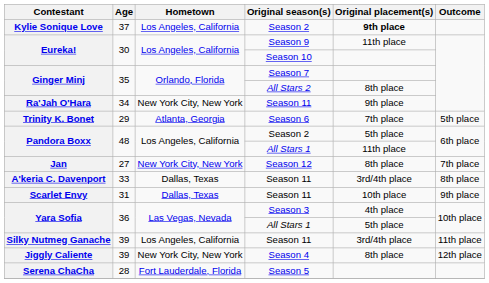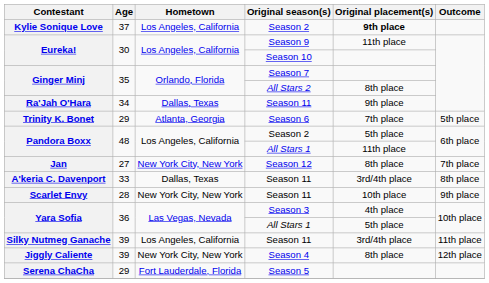(190, 103) New York City, New York -> (190, 103) Dallas, Texas
(124, 194) 31 -> (124, 194) 28
(190, 194) Dallas, Texas -> (190, 194) New York City, New York
(124, 270) 28 -> (124, 270) 29
